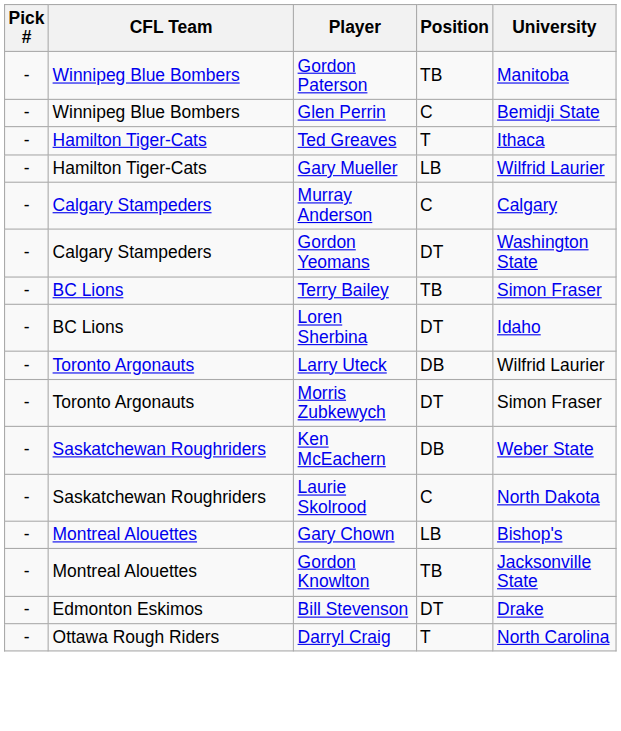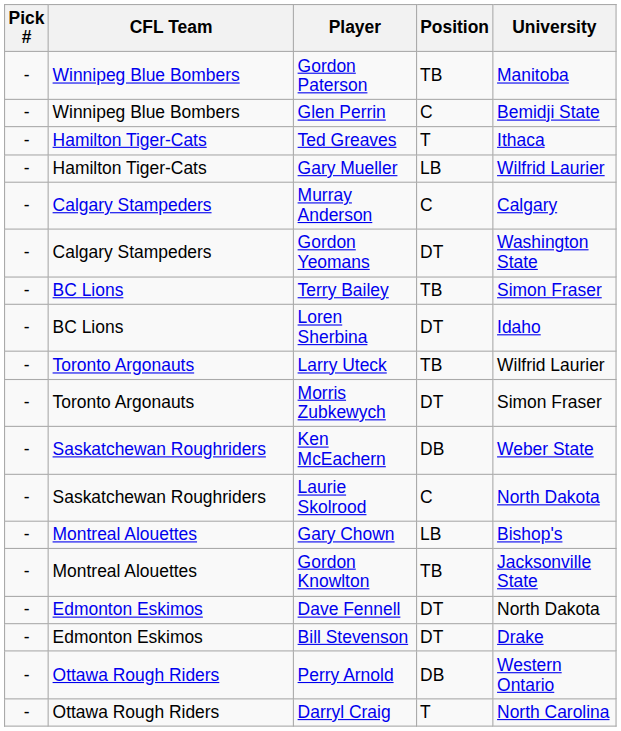(432, 365) DB -> (431, 365) TB
+ row: (349, 609)
+ row: (346, 674)
